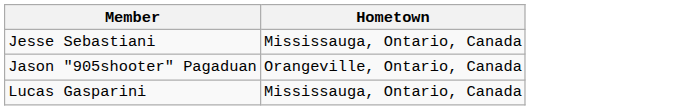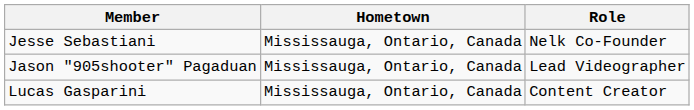+ column: (607, 17)
(393, 67) Orangeville, Ontario, Canada -> (393, 67) Mississauga, Ontario, Canada
